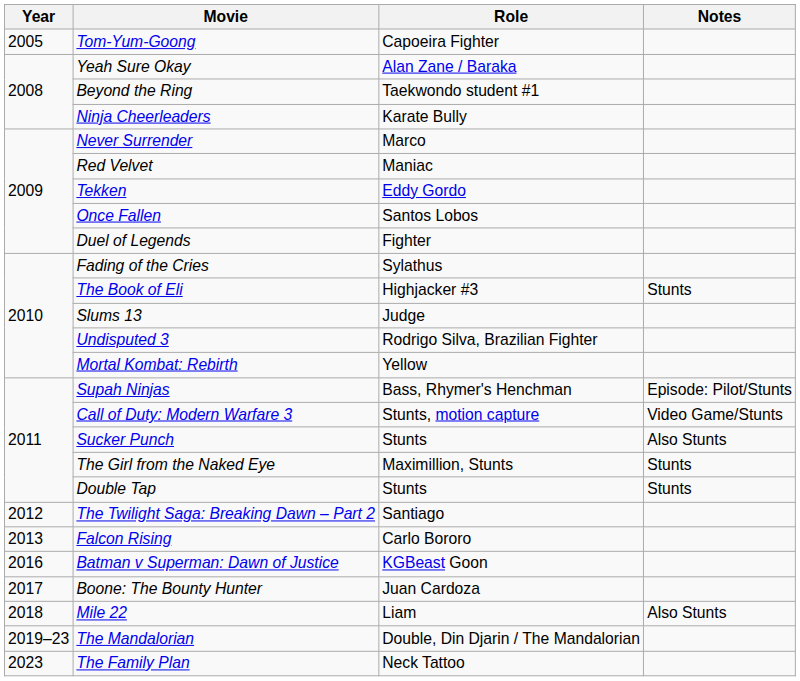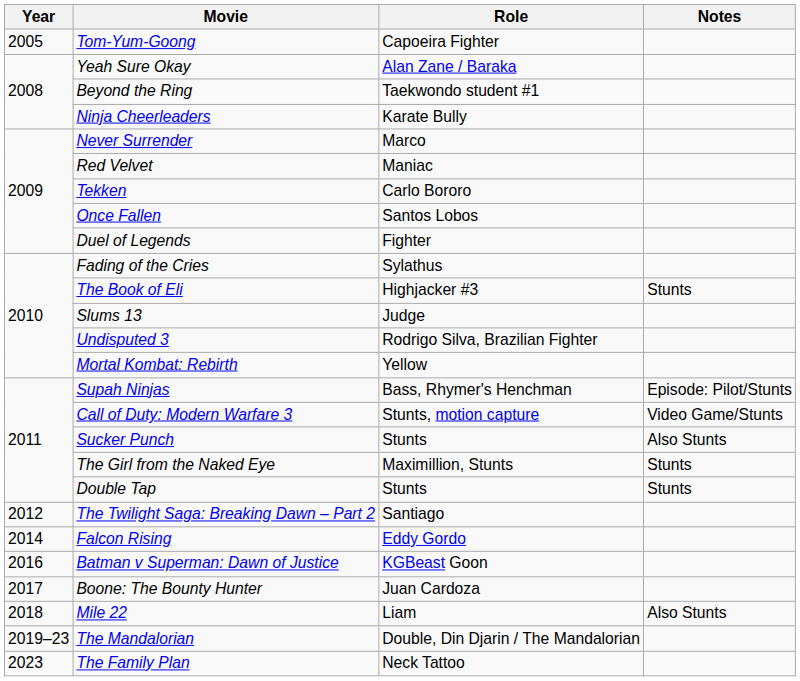(424, 191) Eddy Gordo -> (427, 191) Carlo Bororo
(26, 539) 2013 -> (26, 539) 2014
(427, 539) Carlo Bororo -> (424, 539) Eddy Gordo
